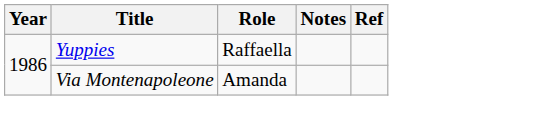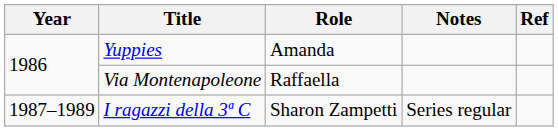(257, 49) Raffaella -> (302, 49) Amanda
(255, 79) Amanda -> (305, 79) Raffaella
+ row: (177, 110)
